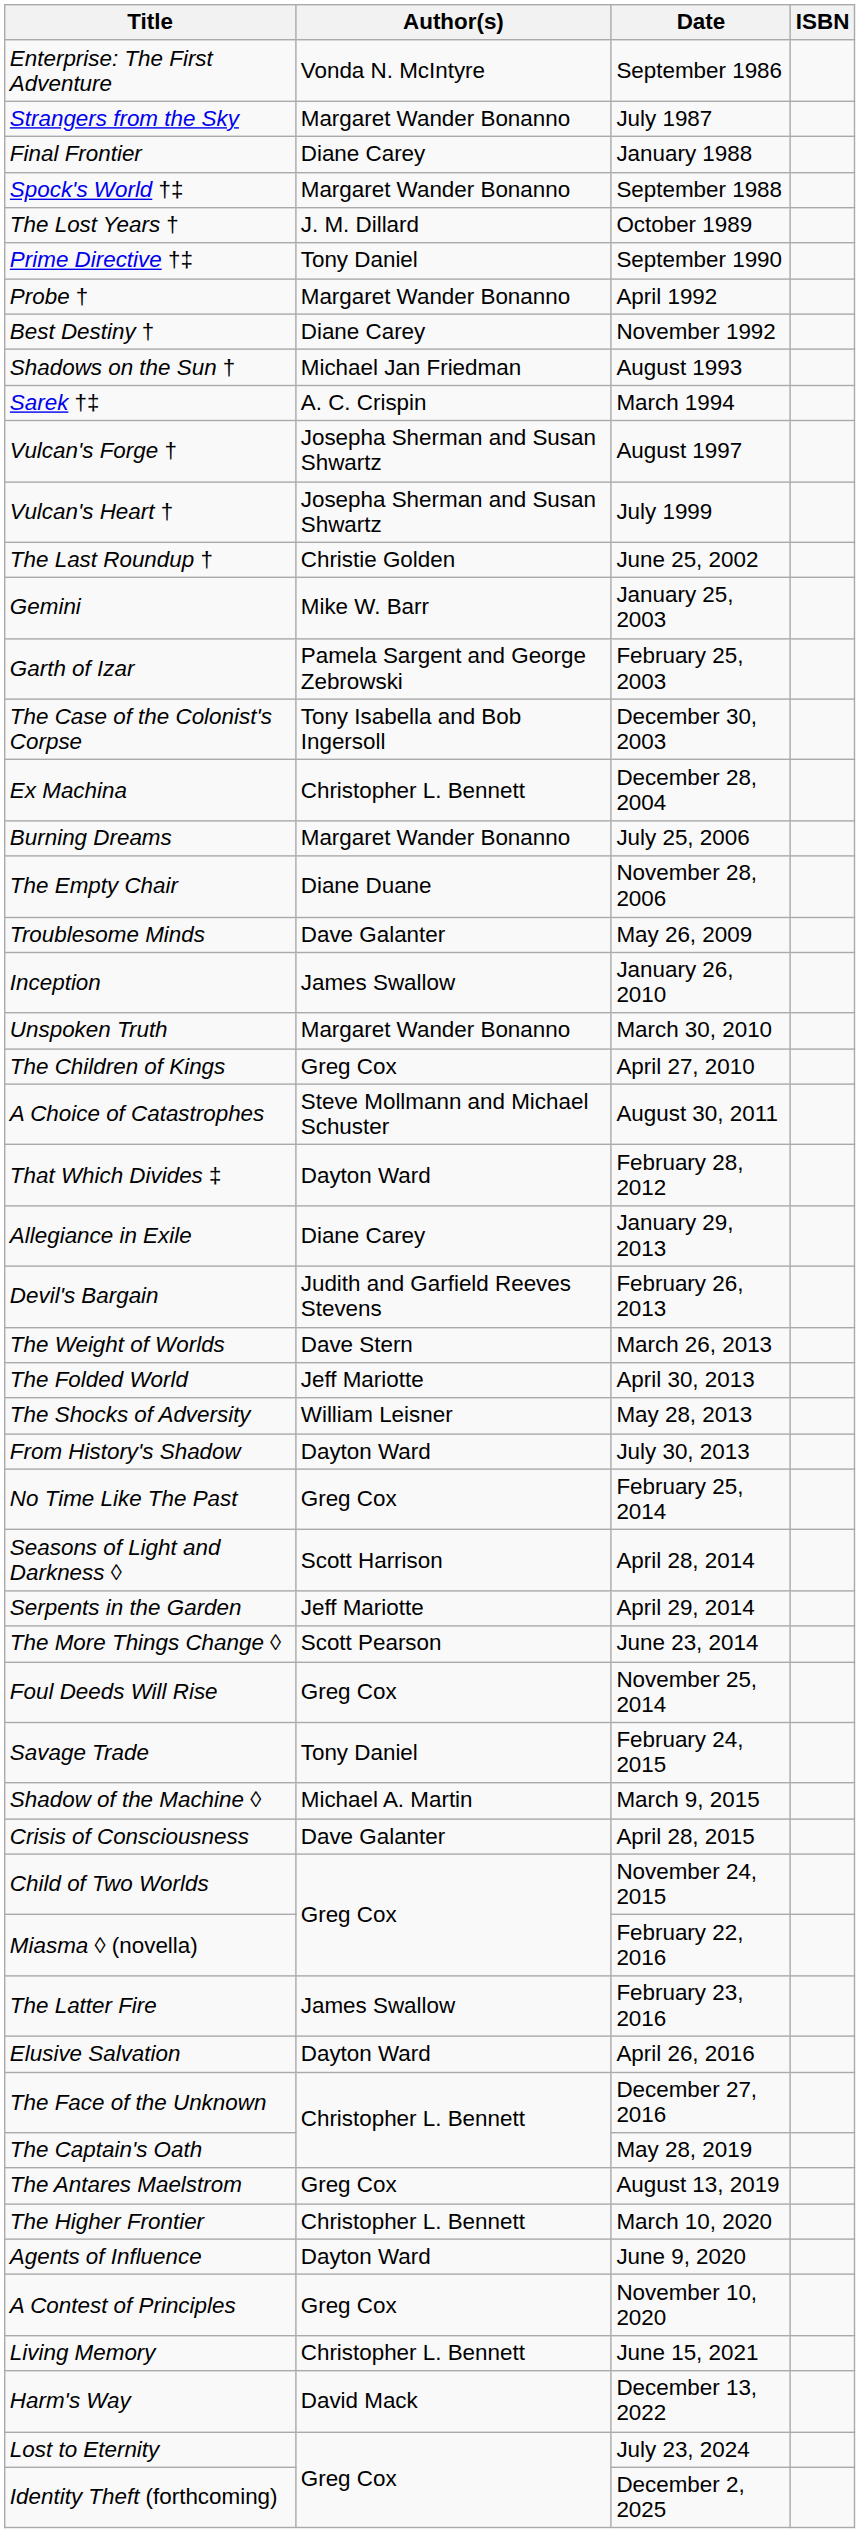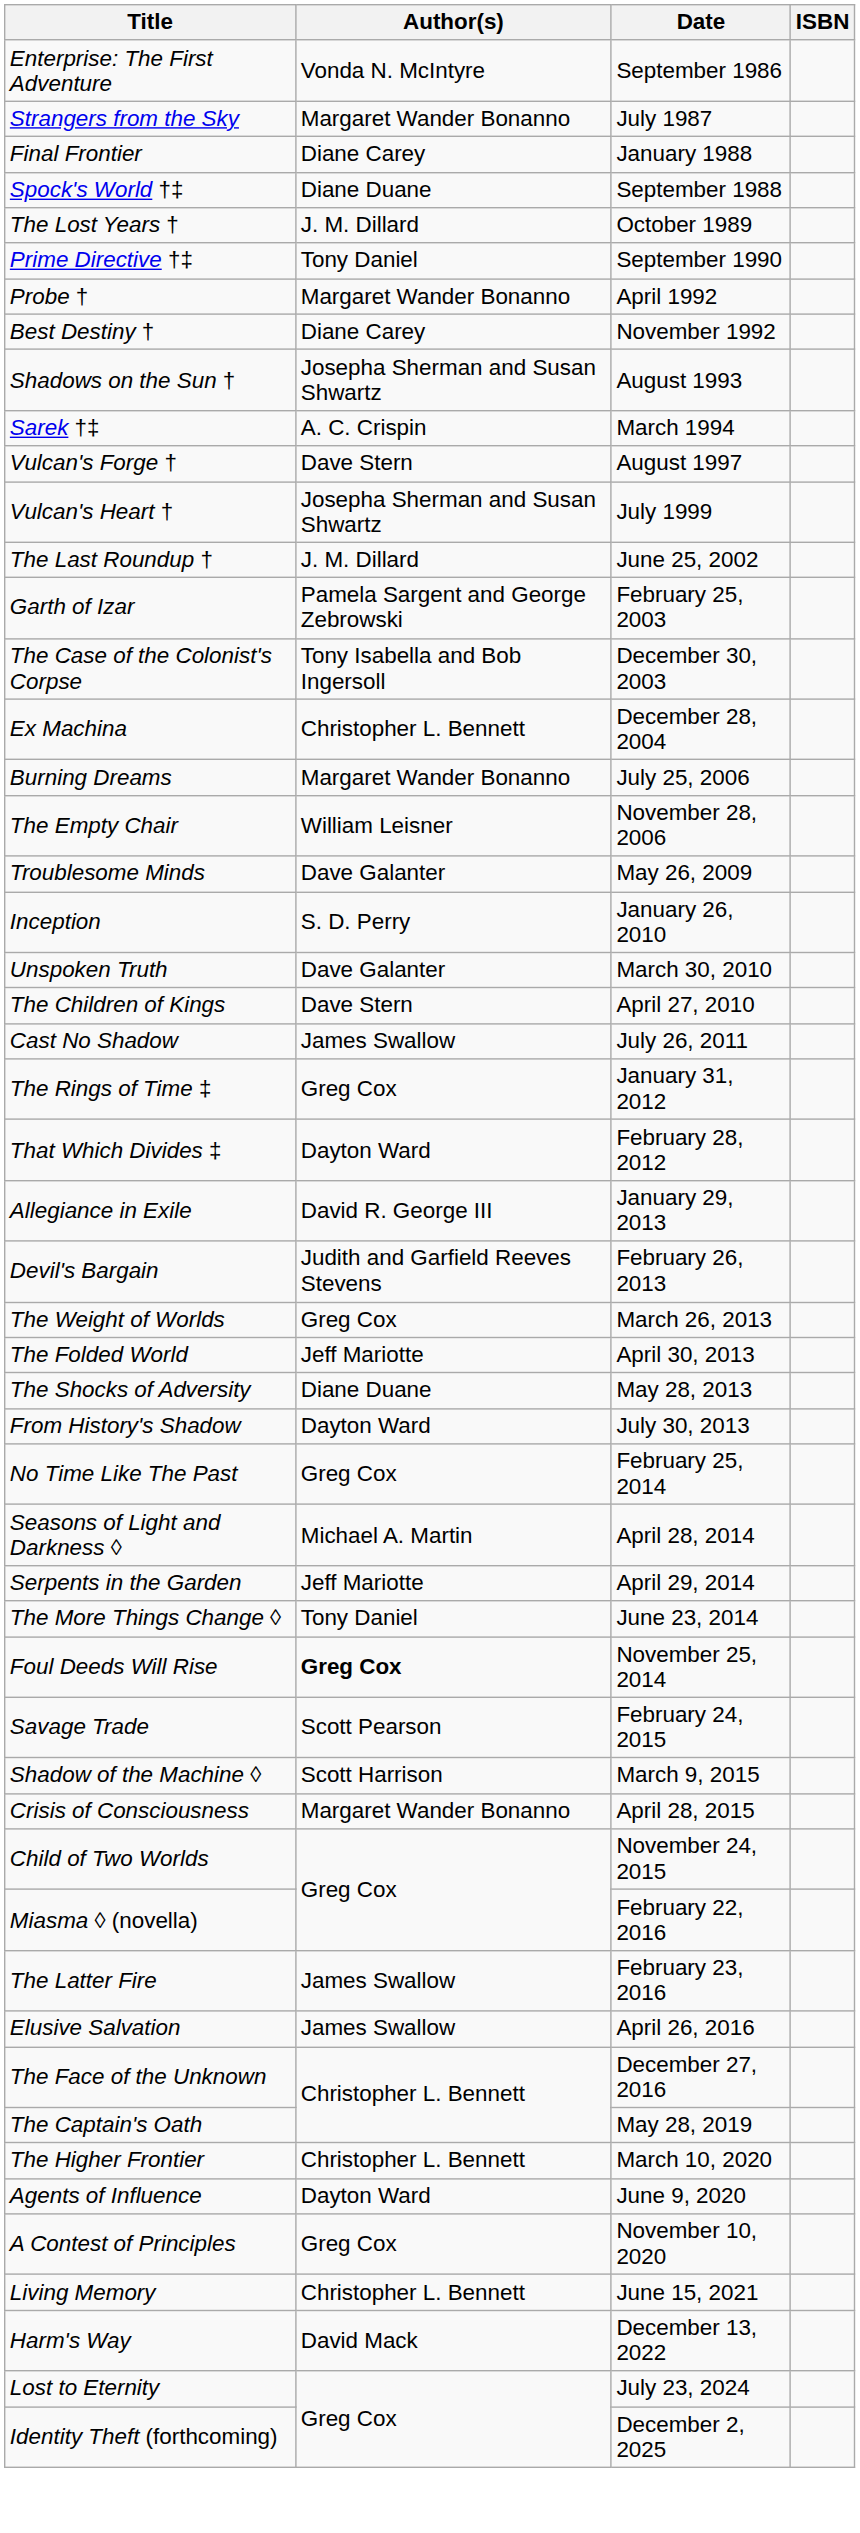(435, 189) Margaret Wander Bonanno -> (366, 189) Diane Duane
(411, 367) Michael Jan Friedman -> (448, 379) Josepha Sherman and Susan Shwartz
(448, 450) Josepha Sherman and Susan Shwartz -> (357, 463) Dave Stern
(378, 559) Christie Golden -> (360, 559) J. M. Dillard
- row: (45, 607)
(366, 886) Diane Duane -> (377, 825) William Leisner
(378, 982) James Swallow -> (356, 921) S. D. Perry
(435, 1030) Margaret Wander Bonanno -> (373, 969) Dave Galanter
(349, 1066) Greg Cox -> (357, 1005) Dave Stern
+ row: (94, 1040)
- row: (137, 1114)
+ row: (111, 1089)
(363, 1235) Diane Carey -> (397, 1210) David R. George III
(357, 1344) Dave Stern -> (349, 1319) Greg Cox
(377, 1415) William Leisner -> (366, 1390) Diane Duane
(372, 1559) Scott Harrison -> (387, 1534) Michael A. Martin
(371, 1643) Scott Pearson -> (359, 1618) Tony Daniel
(349, 1691) normal -> (351, 1666) bold
(359, 1752) Tony Daniel -> (371, 1727) Scott Pearson
(387, 1800) Michael A. Martin -> (372, 1775) Scott Harrison
(373, 1836) Dave Galanter -> (435, 1810) Margaret Wander Bonanno
(366, 2053) Dayton Ward -> (378, 2028) James Swallow
- row: (126, 2185)
